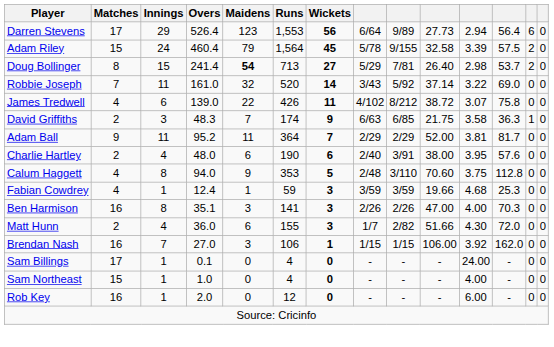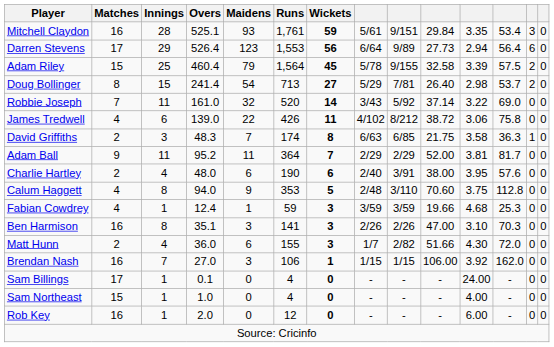+ row: (48, 31)
(164, 48) 24 -> (164, 66) 25
(248, 66) bold -> (249, 84) normal
(476, 102) 3.07 -> (477, 119) 3.06
(330, 119) 9 -> (330, 137) 8
(476, 208) 4.00 -> (477, 226) 3.10
